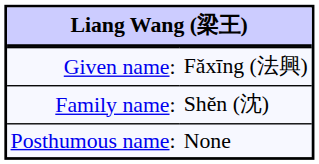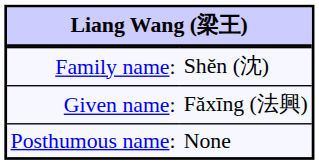rows swapped: (115, 104) <-> (120, 66)
